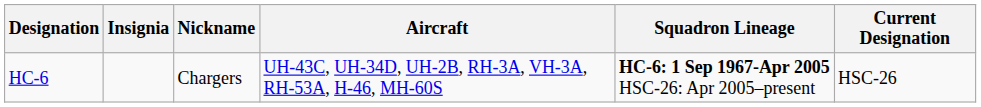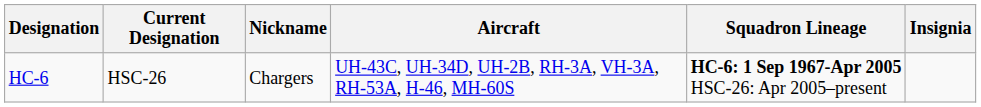columns swapped: (138, 28) <-> (905, 28)
